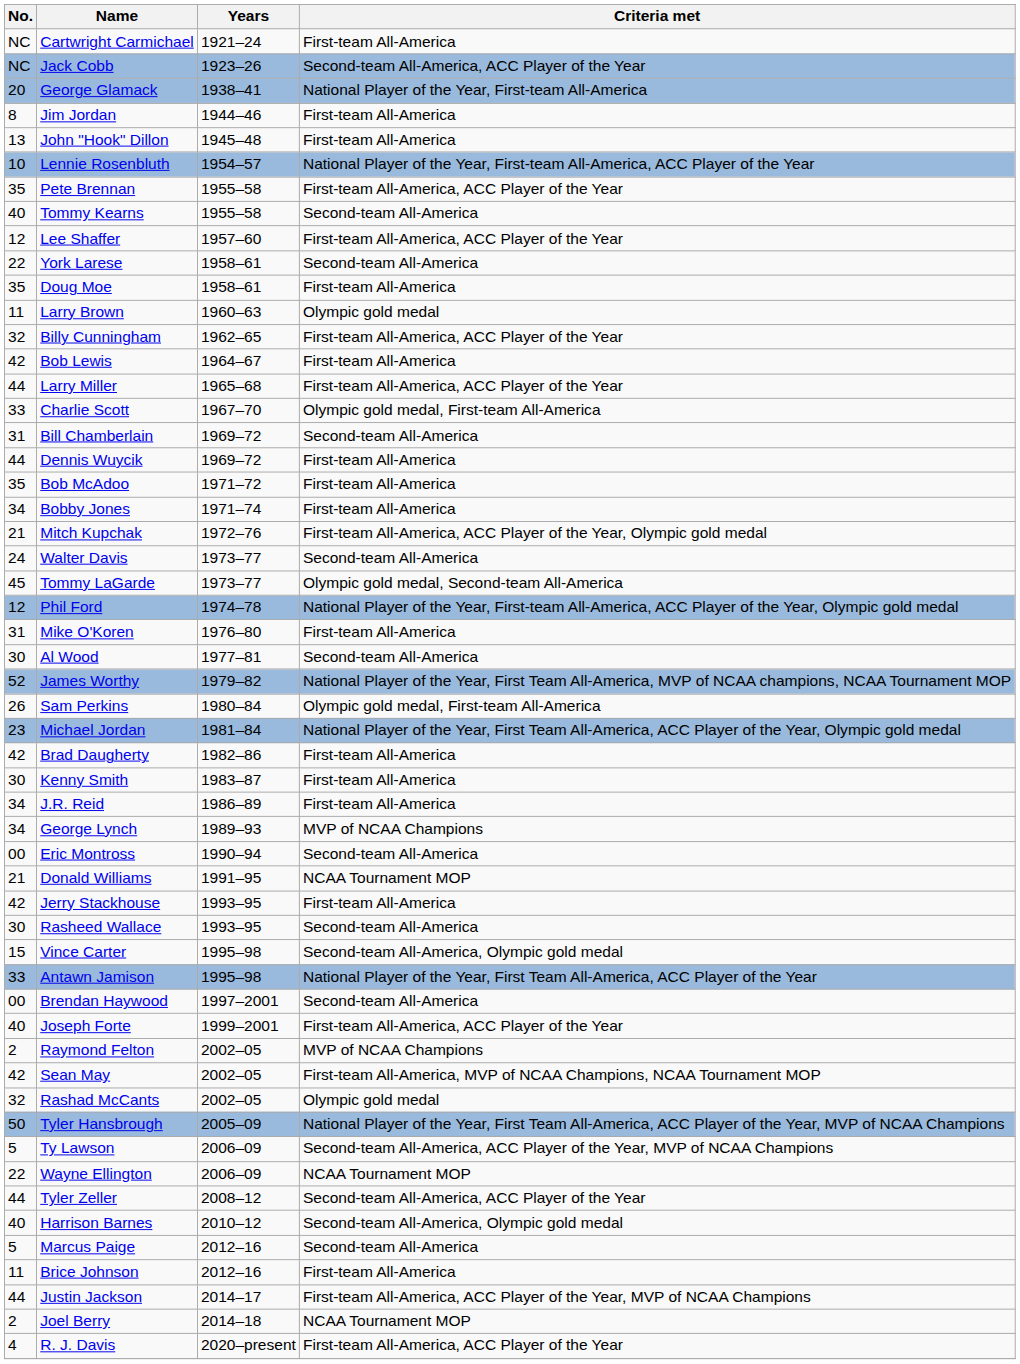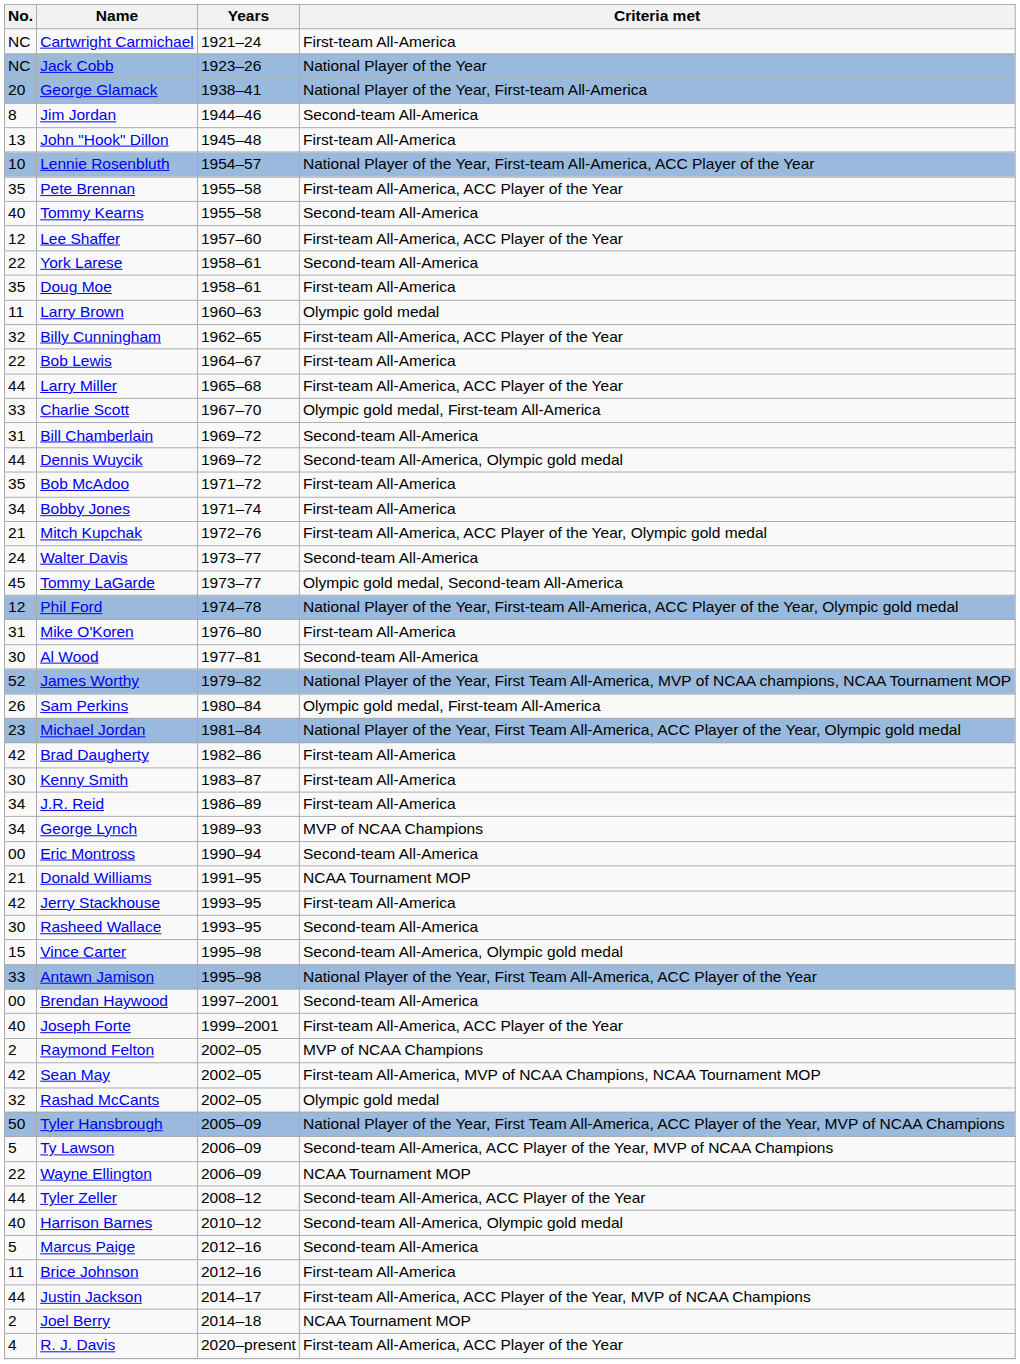(474, 66) Second-team All-America, ACC Player of the Year -> (395, 66) National Player of the Year
(379, 115) First-team All-America -> (391, 115) Second-team All-America
(17, 361) 42 -> (17, 361) 22
(379, 459) First-team All-America -> (463, 459) Second-team All-America, Olympic gold medal
